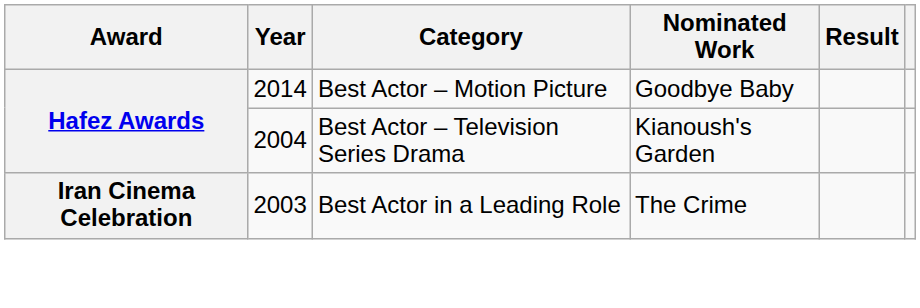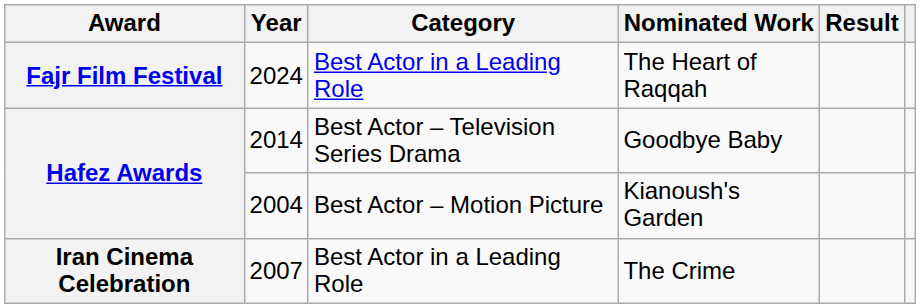+ row: (690, 75)
(463, 88) Best Actor – Motion Picture -> (434, 140) Best Actor – Television Series Drama
(438, 140) Best Actor – Television Series Drama -> (459, 205) Best Actor – Motion Picture
(280, 205) 2003 -> (276, 270) 2007
